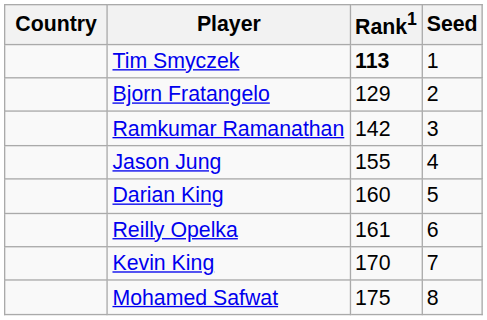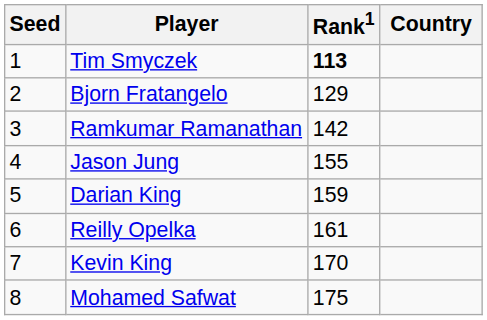columns swapped: (56, 24) <-> (452, 24)
(373, 195) 160 -> (331, 195) 159
